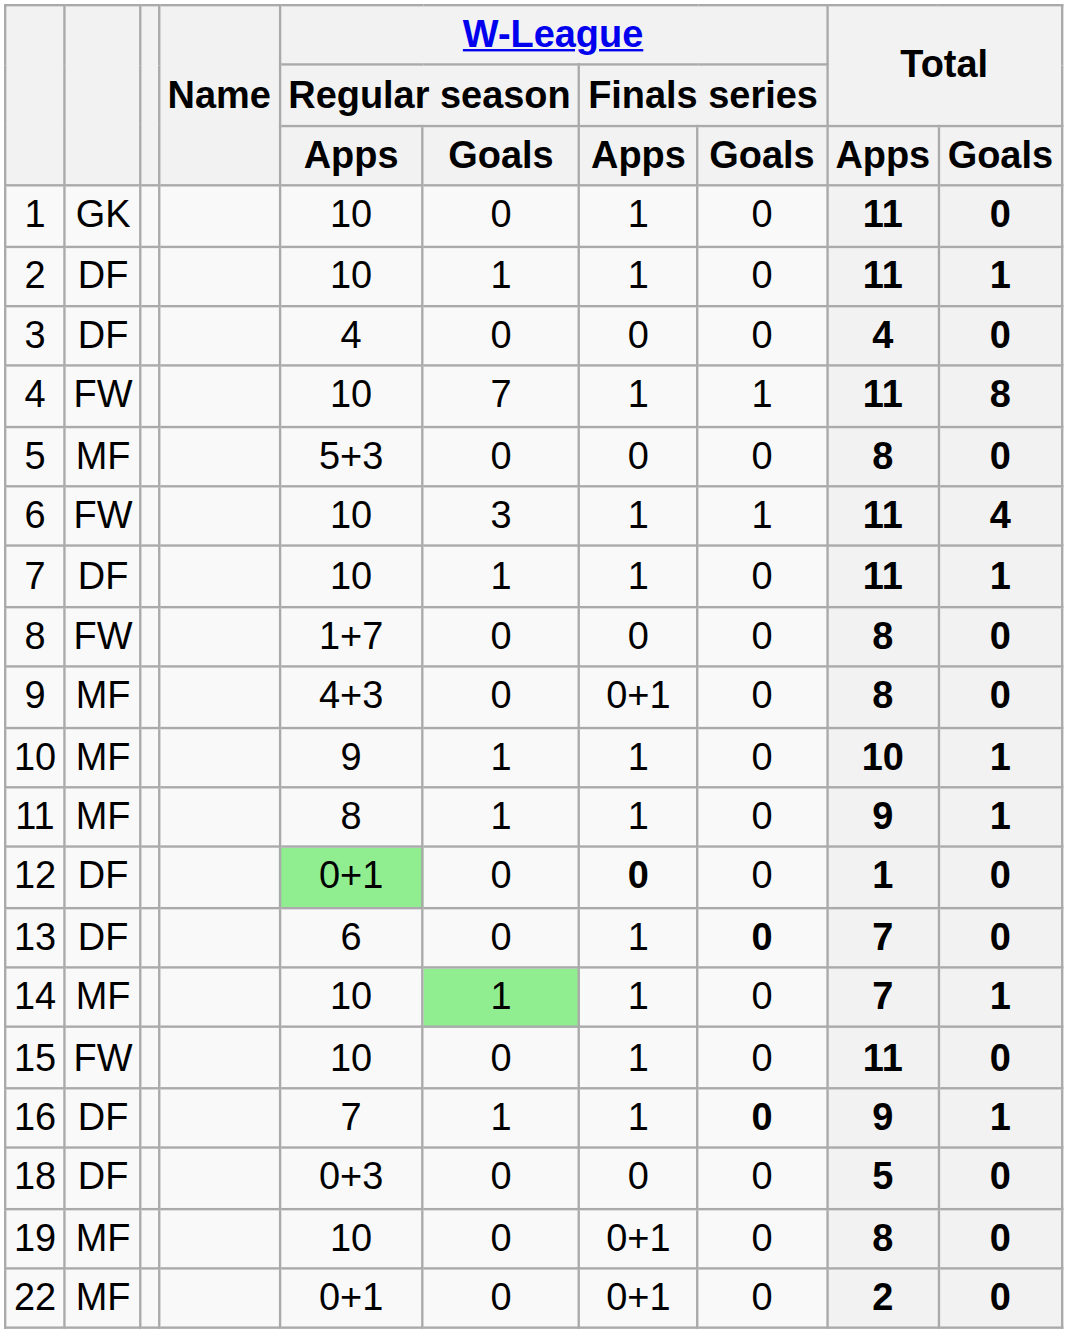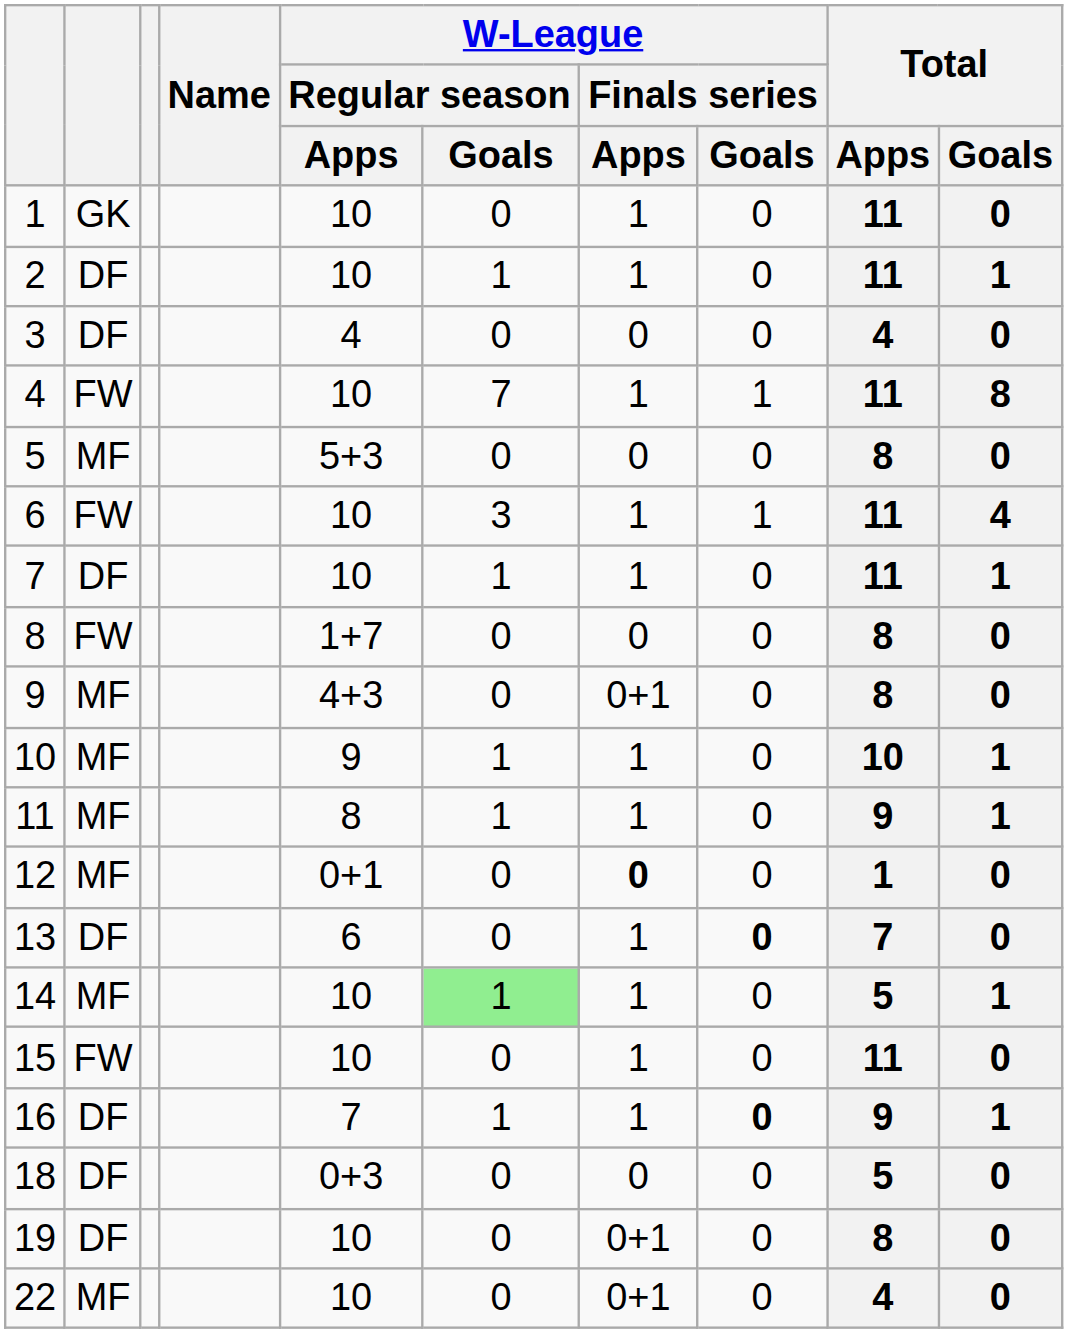(103, 876) DF -> (103, 876) MF
(351, 876) lightgreen background -> (351, 876) no background
(883, 996) 7 -> (883, 996) 5
(103, 1237) MF -> (103, 1237) DF
(351, 1297) 0+1 -> (351, 1297) 10
(883, 1297) 2 -> (883, 1297) 4
